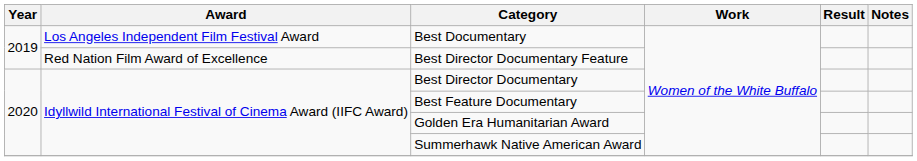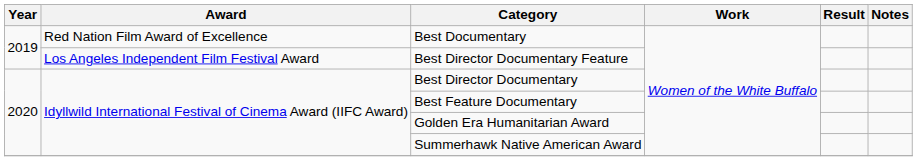(182, 36) Los Angeles Independent Film Festival Award -> (156, 36) Red Nation Film Award of Excellence
(156, 58) Red Nation Film Award of Excellence -> (182, 58) Los Angeles Independent Film Festival Award
